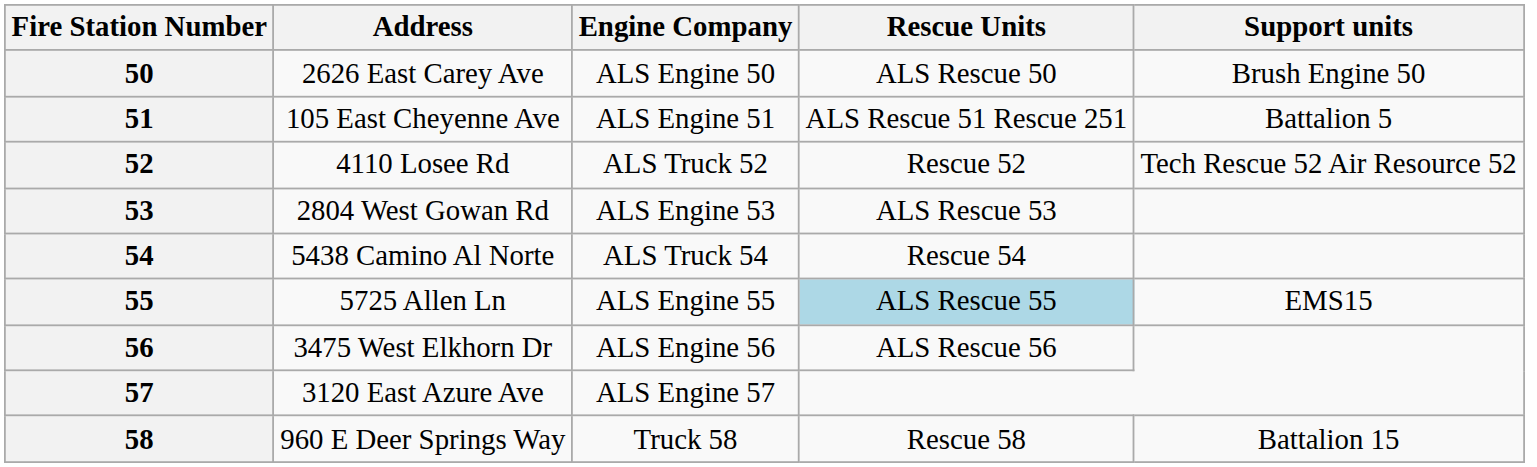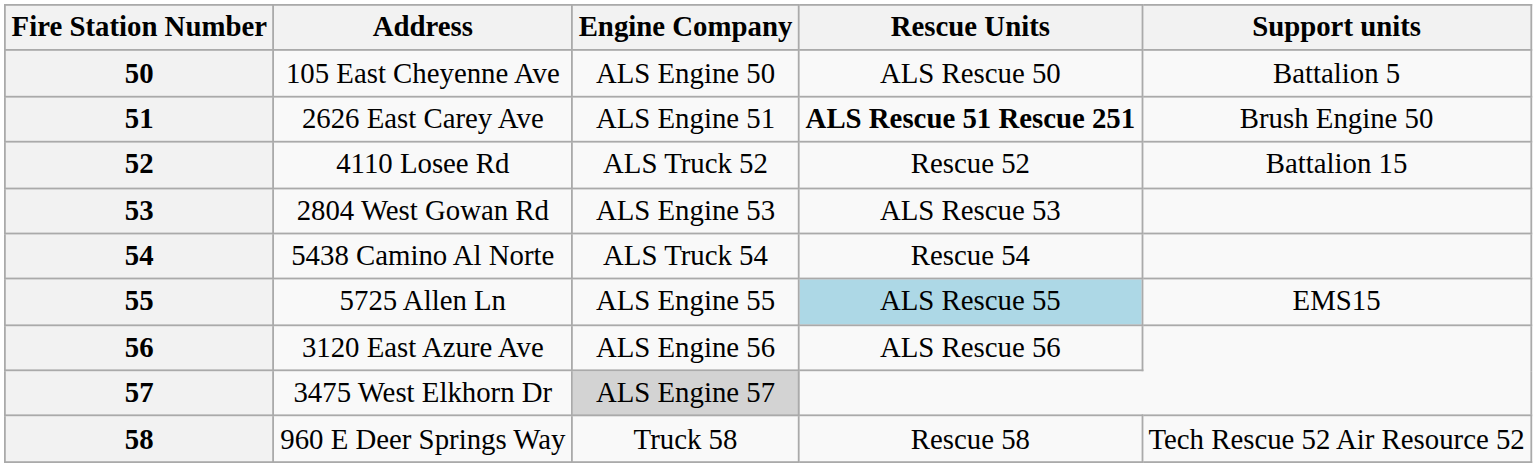(423, 73) 2626 East Carey Ave -> (423, 73) 105 East Cheyenne Ave
(1329, 73) Brush Engine 50 -> (1337, 73) Battalion 5
(423, 118) 105 East Cheyenne Ave -> (423, 118) 2626 East Carey Ave
(966, 118) normal -> (970, 118) bold
(1329, 118) Battalion 5 -> (1337, 118) Brush Engine 50
(1329, 164) Tech Rescue 52 Air Resource 52 -> (1337, 164) Battalion 15
(423, 347) 3475 West Elkhorn Dr -> (423, 347) 3120 East Azure Ave
(423, 392) 3120 East Azure Ave -> (423, 392) 3475 West Elkhorn Dr
(685, 392) no background -> (685, 392) lightgrey background
(1329, 438) Battalion 15 -> (1337, 438) Tech Rescue 52 Air Resource 52
